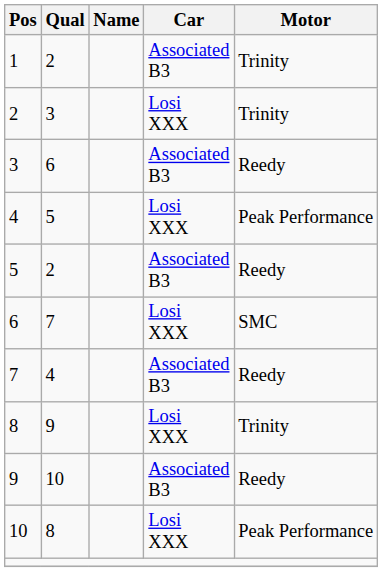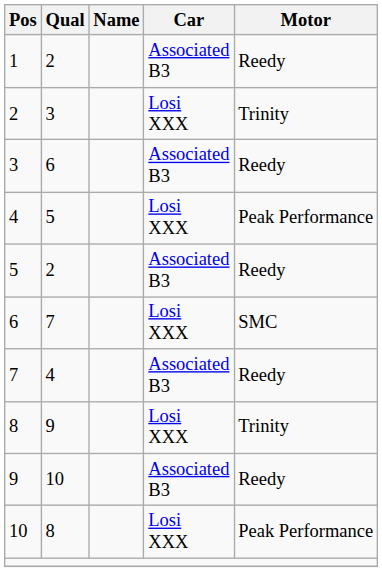(264, 60) Trinity -> (262, 60) Reedy
